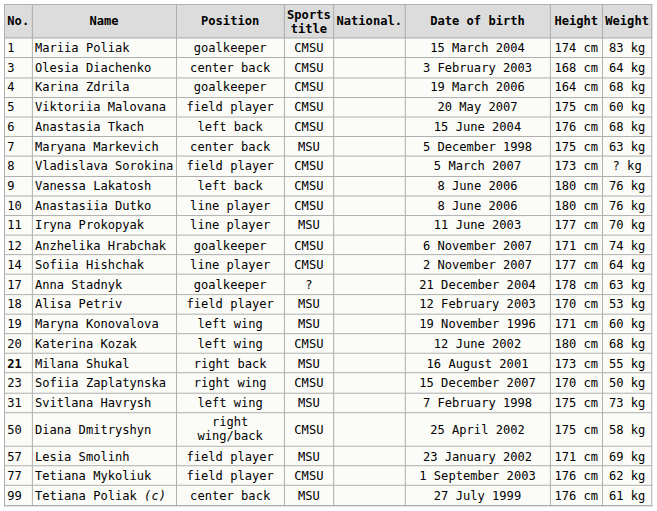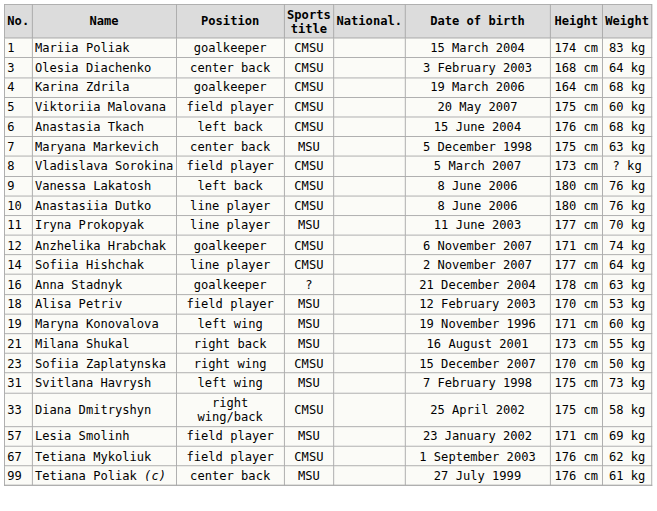(15, 284) 17 -> (15, 284) 16
- row: (86, 344)
(15, 363) bold -> (15, 344) normal
(15, 429) 50 -> (15, 410) 33
(15, 476) 77 -> (15, 456) 67
